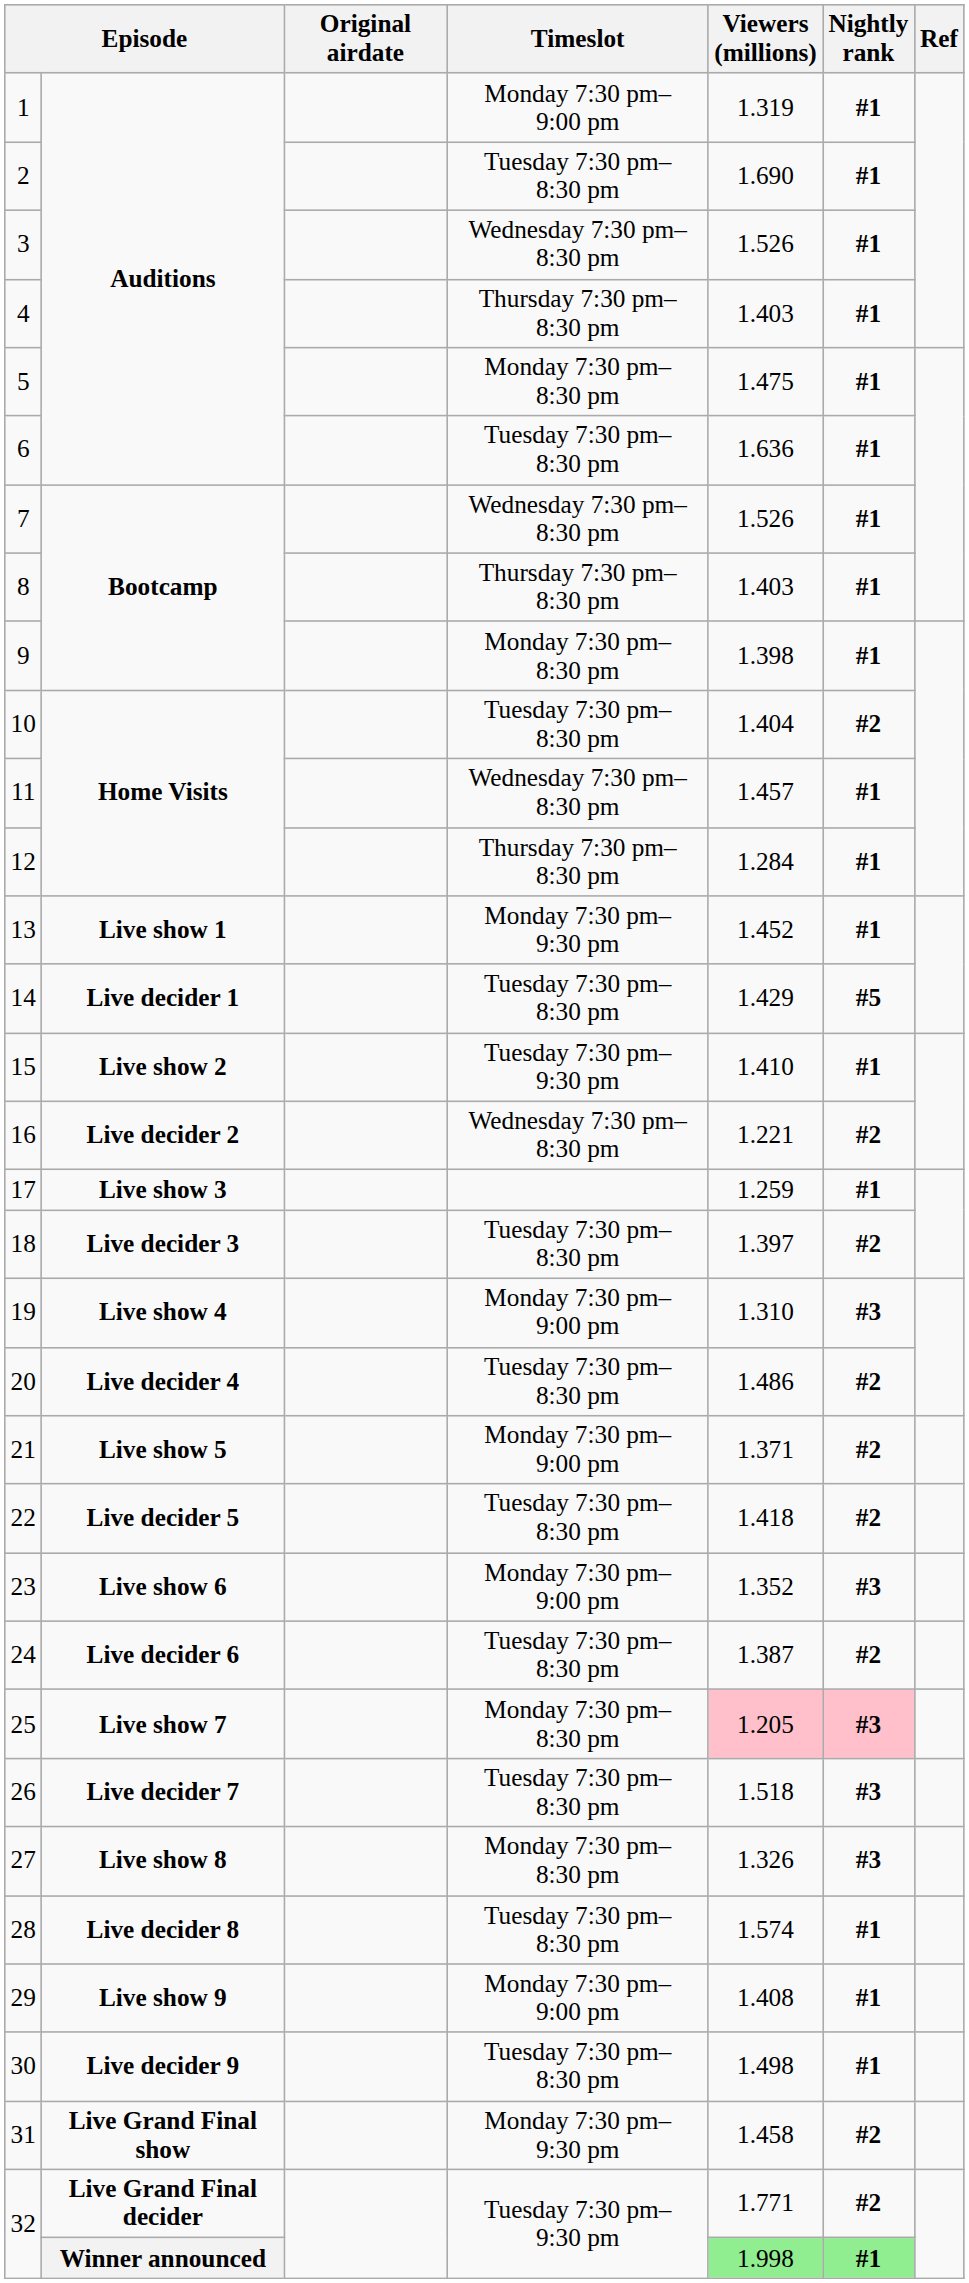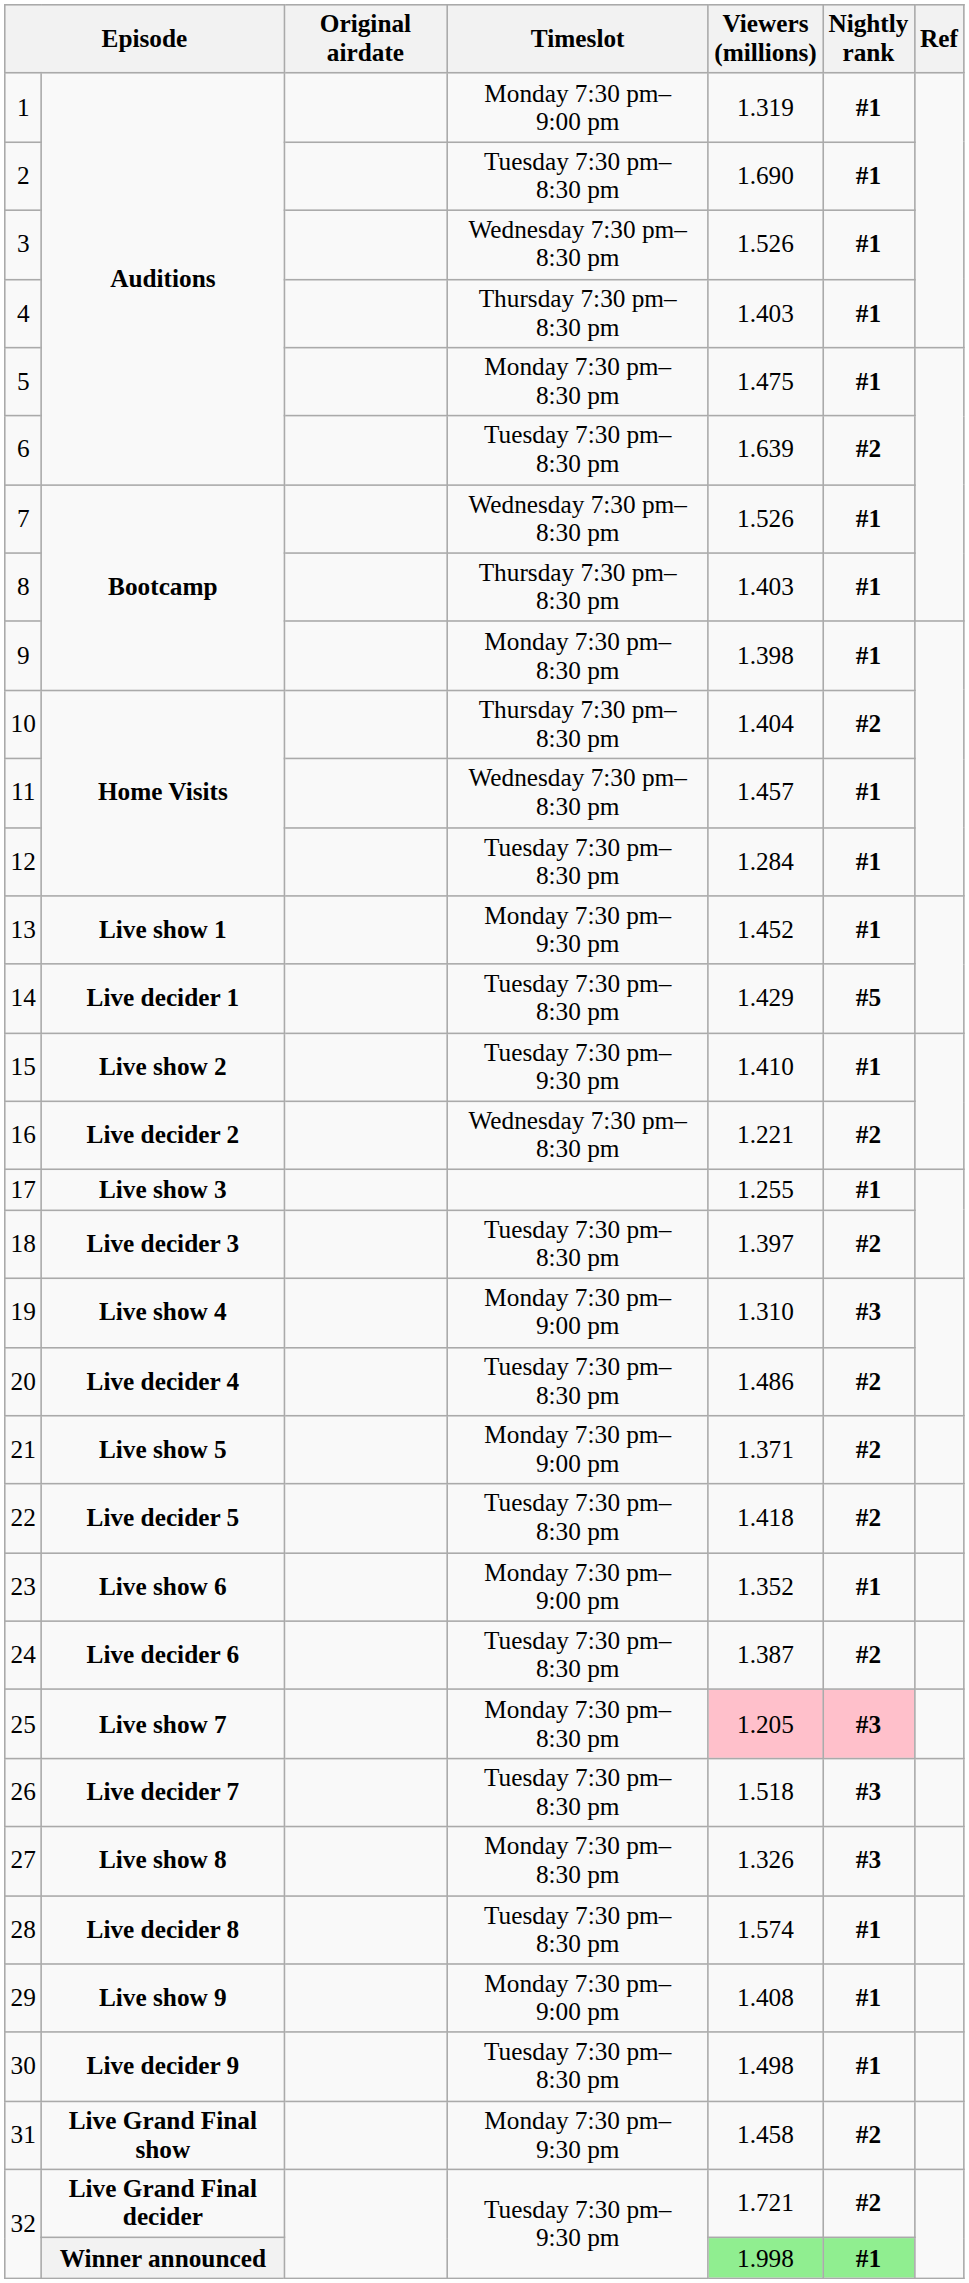(765, 449) 1.636 -> (765, 449) 1.639
(868, 449) #1 -> (868, 449) #2
(578, 724) Tuesday 7:30 pm–8:30 pm -> (578, 724) Thursday 7:30 pm–8:30 pm
(578, 861) Thursday 7:30 pm–8:30 pm -> (578, 861) Tuesday 7:30 pm–8:30 pm
(765, 1189) 1.259 -> (765, 1189) 1.255
(868, 1586) #3 -> (868, 1586) #1
(765, 2203) 1.771 -> (765, 2203) 1.721
